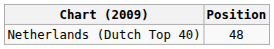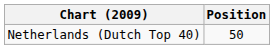(236, 35) 48 -> (236, 35) 50
